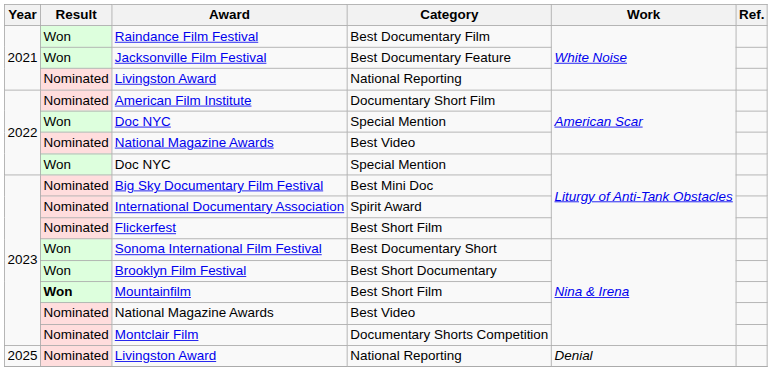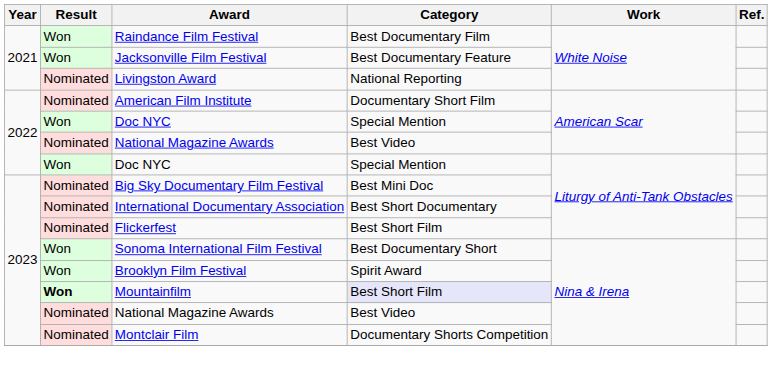(386, 206) Spirit Award -> (424, 206) Best Short Documentary
(424, 270) Best Short Documentary -> (386, 270) Spirit Award
(396, 292) no background -> (396, 292) lavender background
- row: (22, 356)
